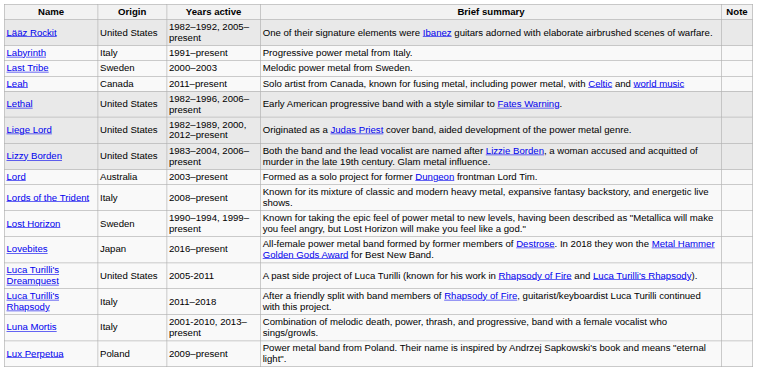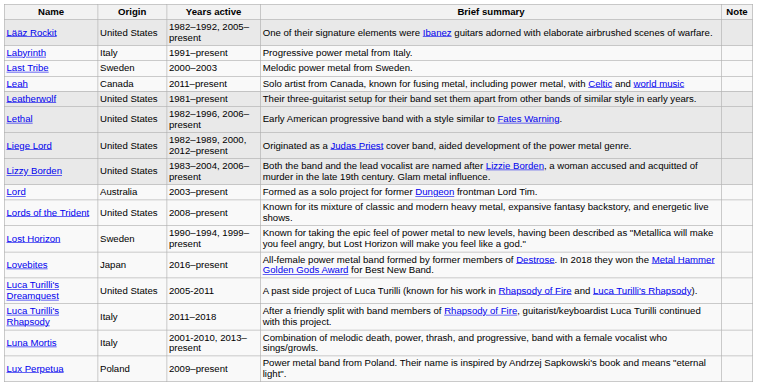+ row: (31, 99)
(109, 197) Italy -> (129, 212) United States
